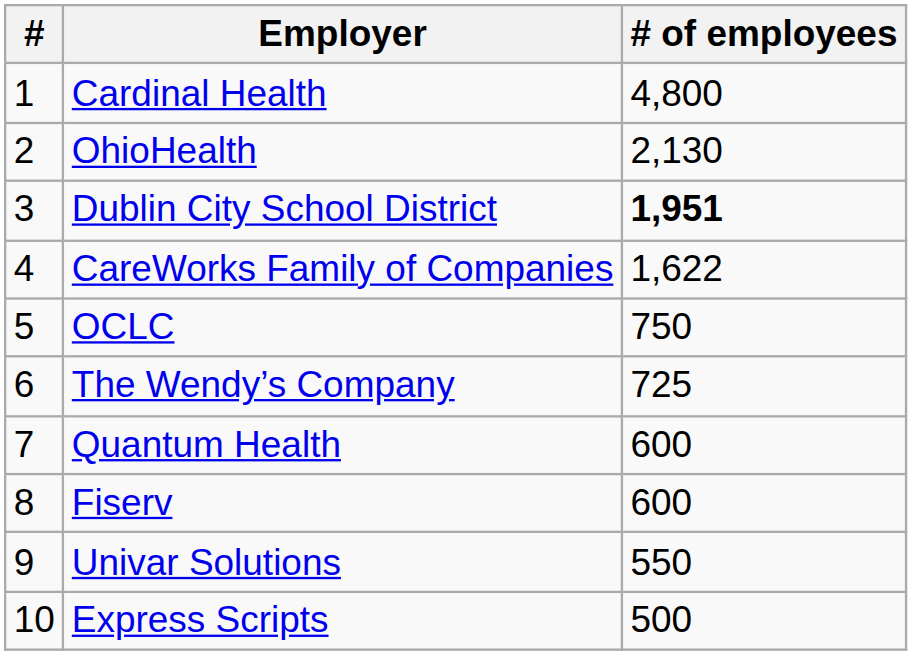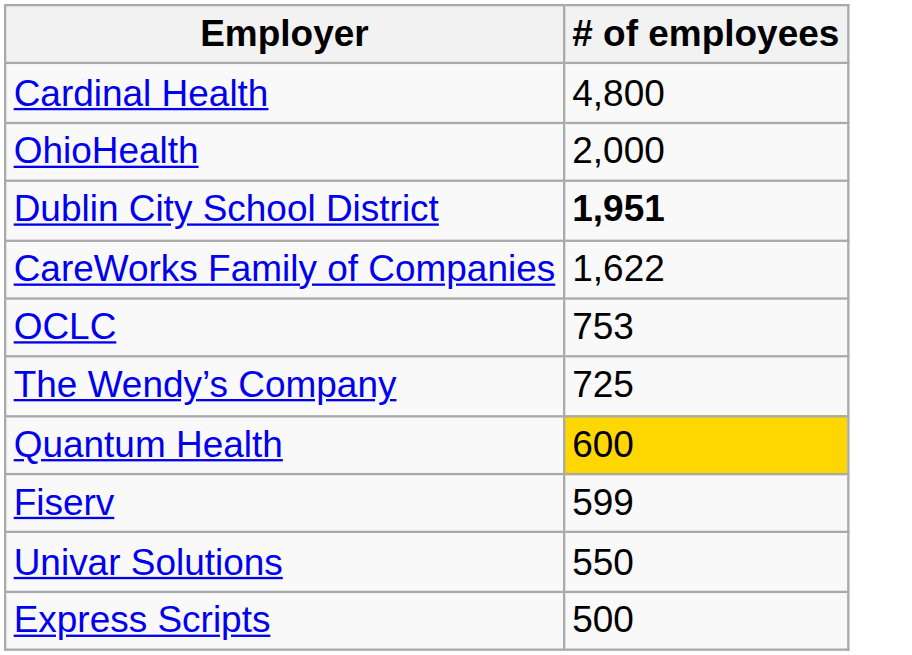- column: (34, 33)
(677, 151) 2,130 -> (619, 151) 2,000
(661, 326) 750 -> (603, 326) 753
(661, 444) no background -> (603, 444) gold background
(661, 502) 600 -> (603, 502) 599
